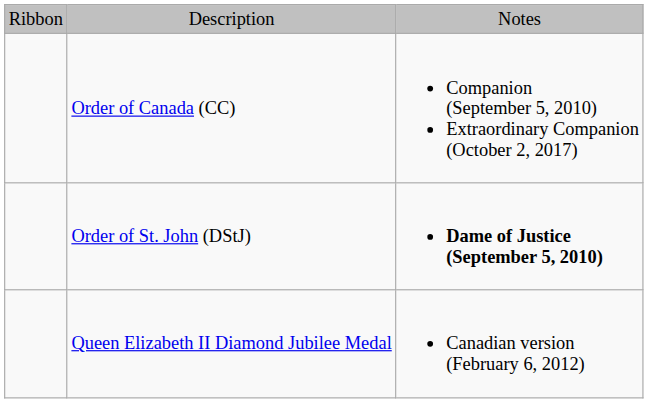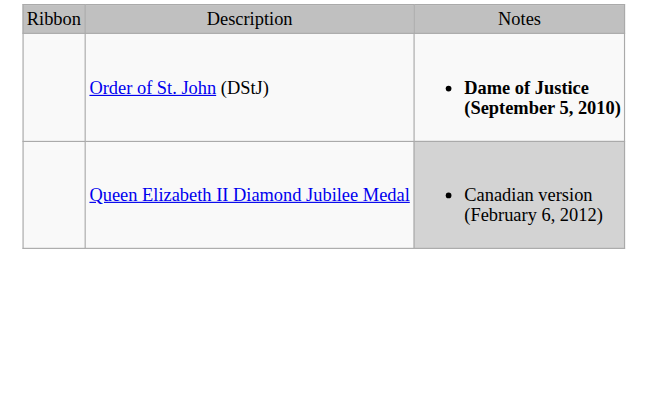- row: (153, 108)
(520, 354) no background -> (520, 205) lightgrey background
